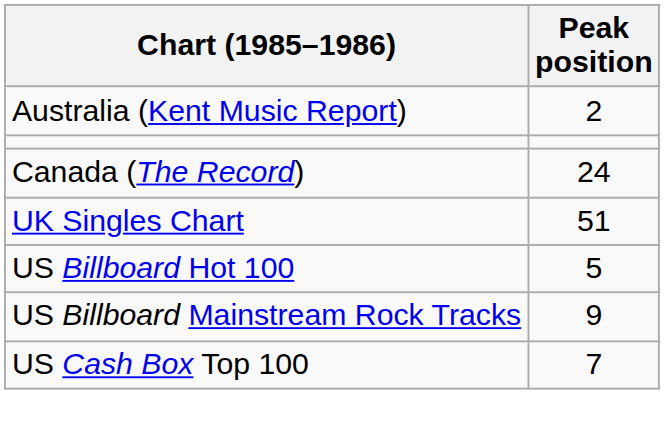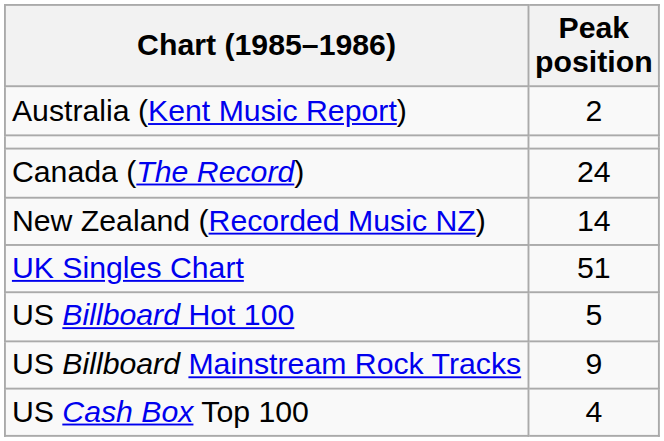+ row: (249, 220)
(594, 364) 7 -> (594, 412) 4
